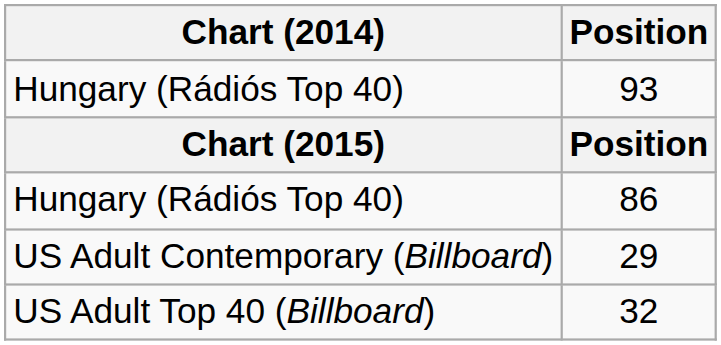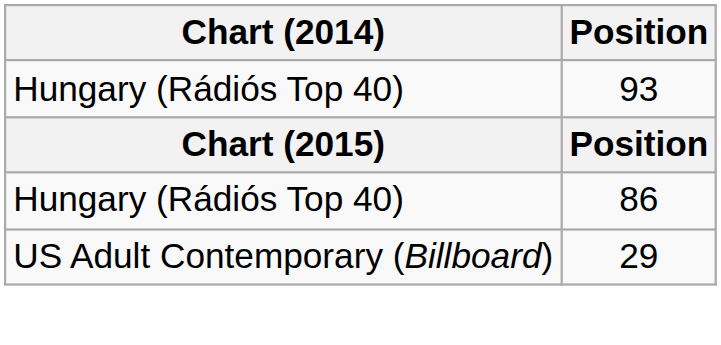- row: (639, 311)
